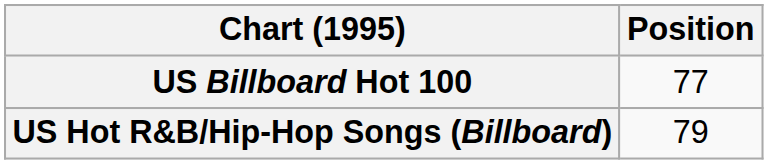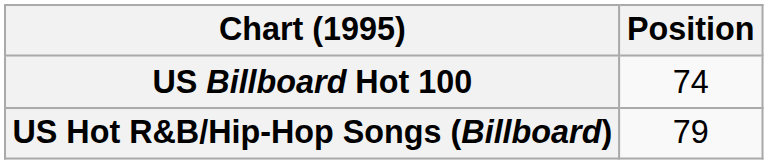(691, 81) 77 -> (691, 81) 74
